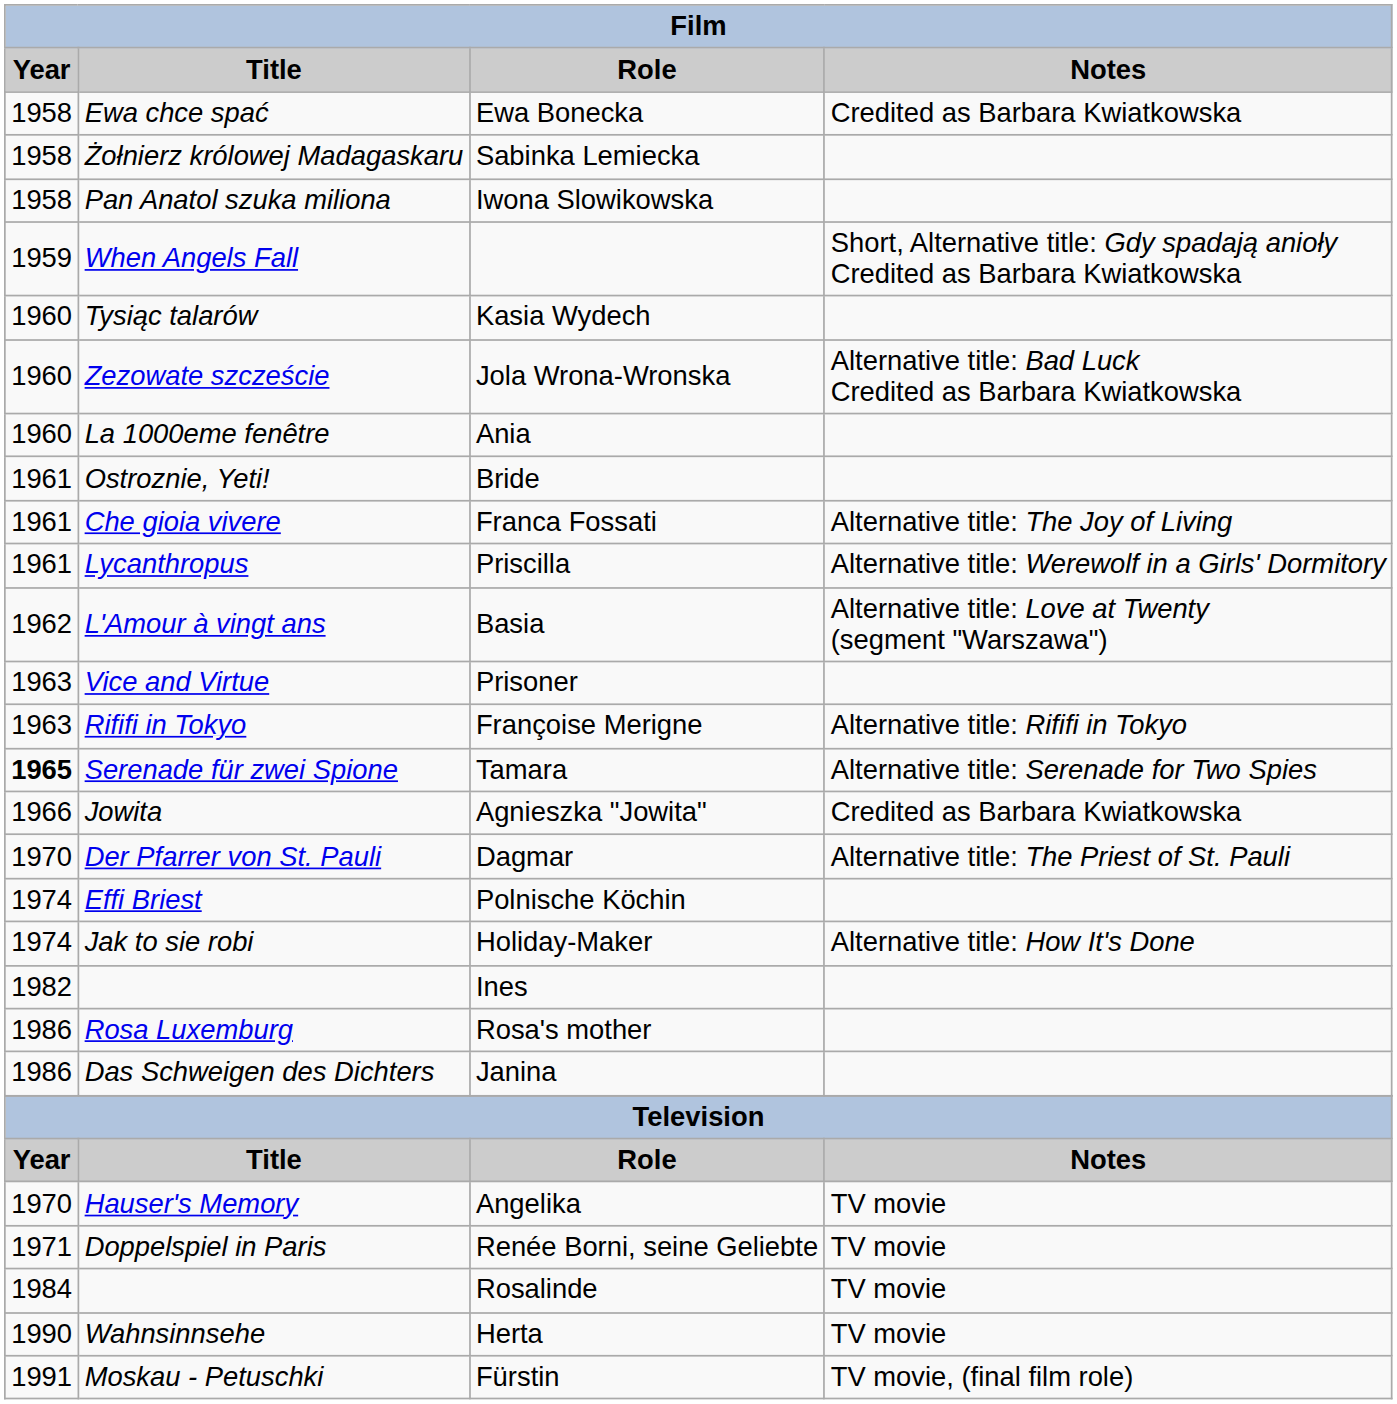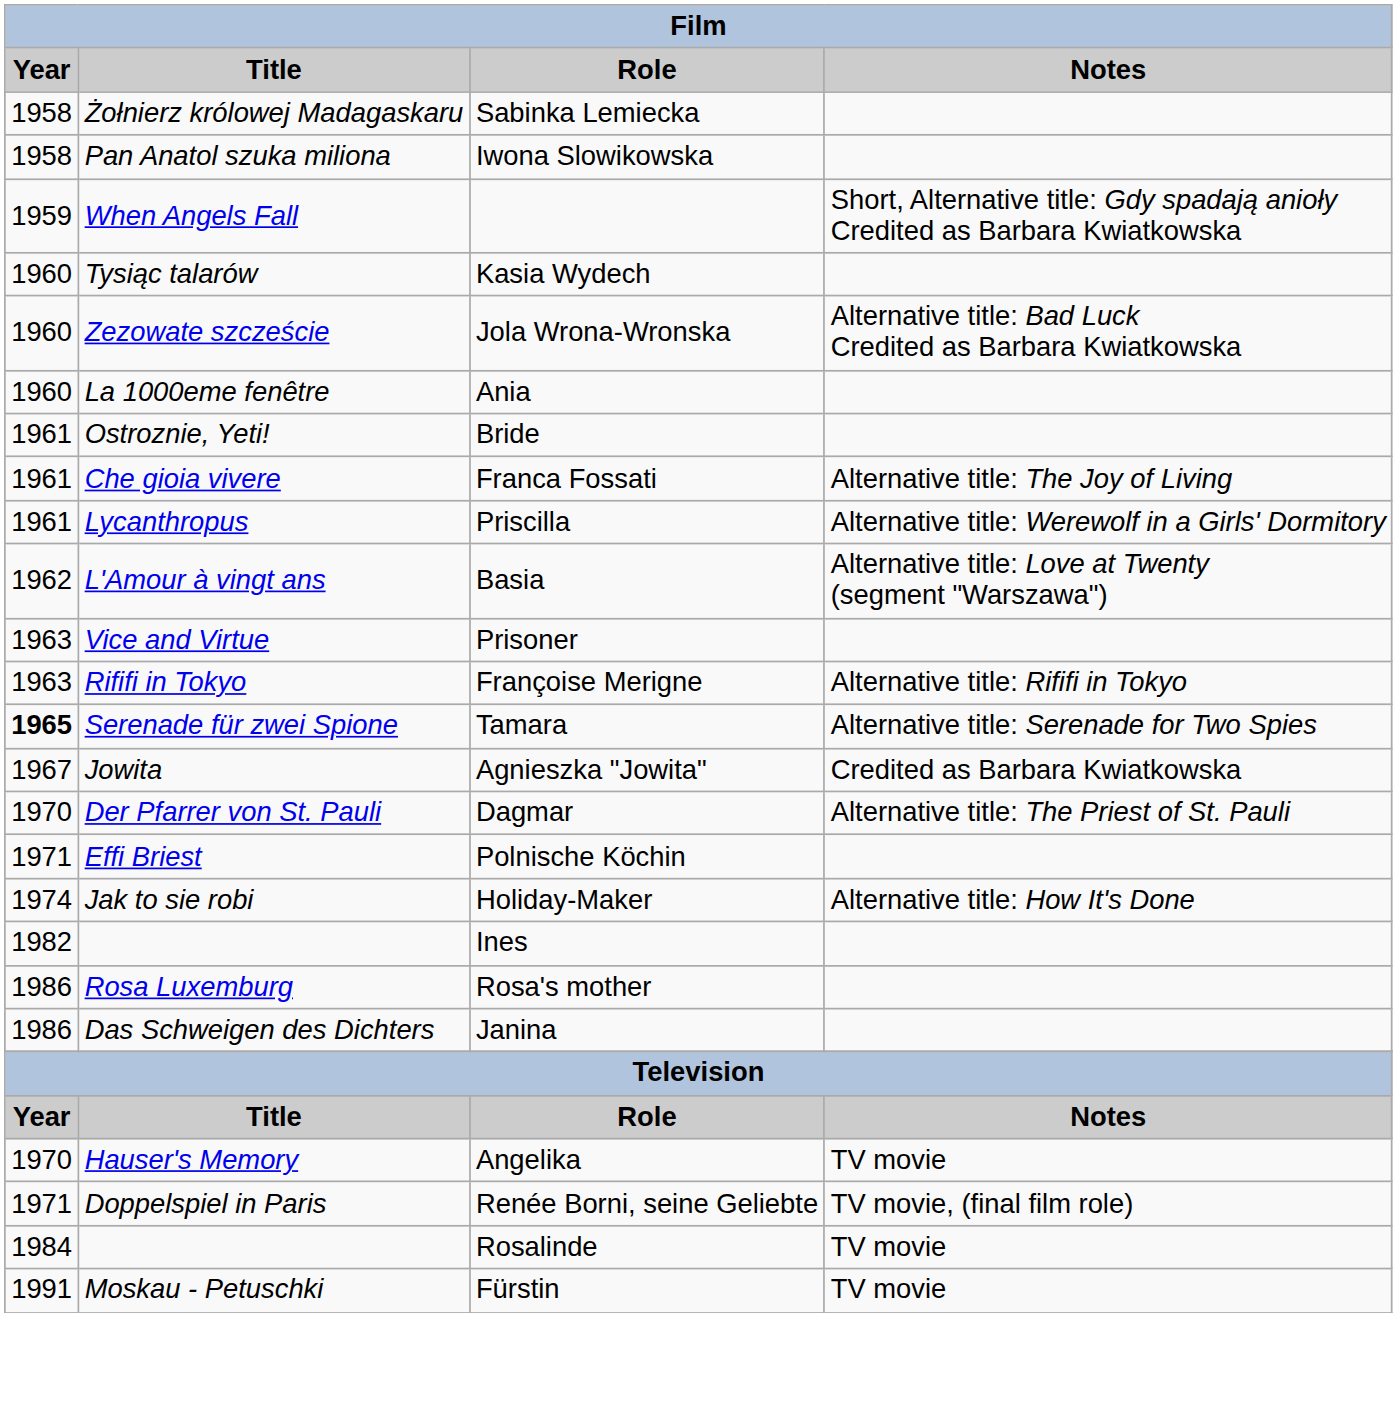- row: (177, 112)
(42, 812) 1966 -> (42, 769) 1967
(42, 899) 1974 -> (42, 856) 1971
(889, 1246) TV movie -> (982, 1203) TV movie, (final film role)
- row: (175, 1333)
(982, 1376) TV movie, (final film role) -> (889, 1290) TV movie
